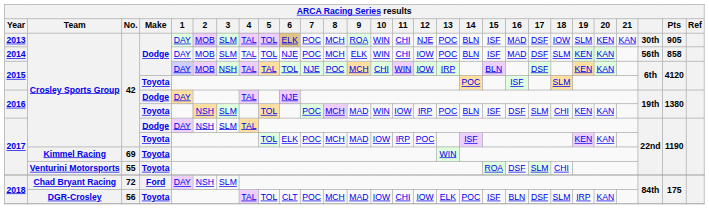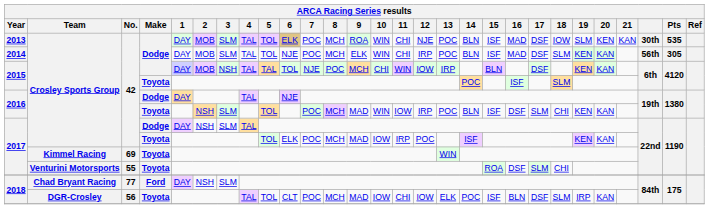(674, 40) 905 -> (674, 40) 535
(425, 54) IOW -> (425, 54) IRP
(674, 54) 858 -> (674, 54) 305
(131, 182) 72 -> (131, 182) 77
